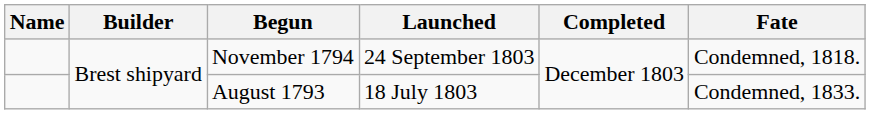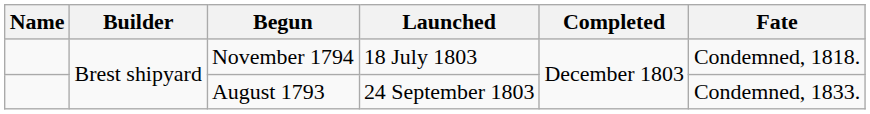(449, 56) 24 September 1803 -> (421, 56) 18 July 1803
(421, 91) 18 July 1803 -> (449, 91) 24 September 1803
